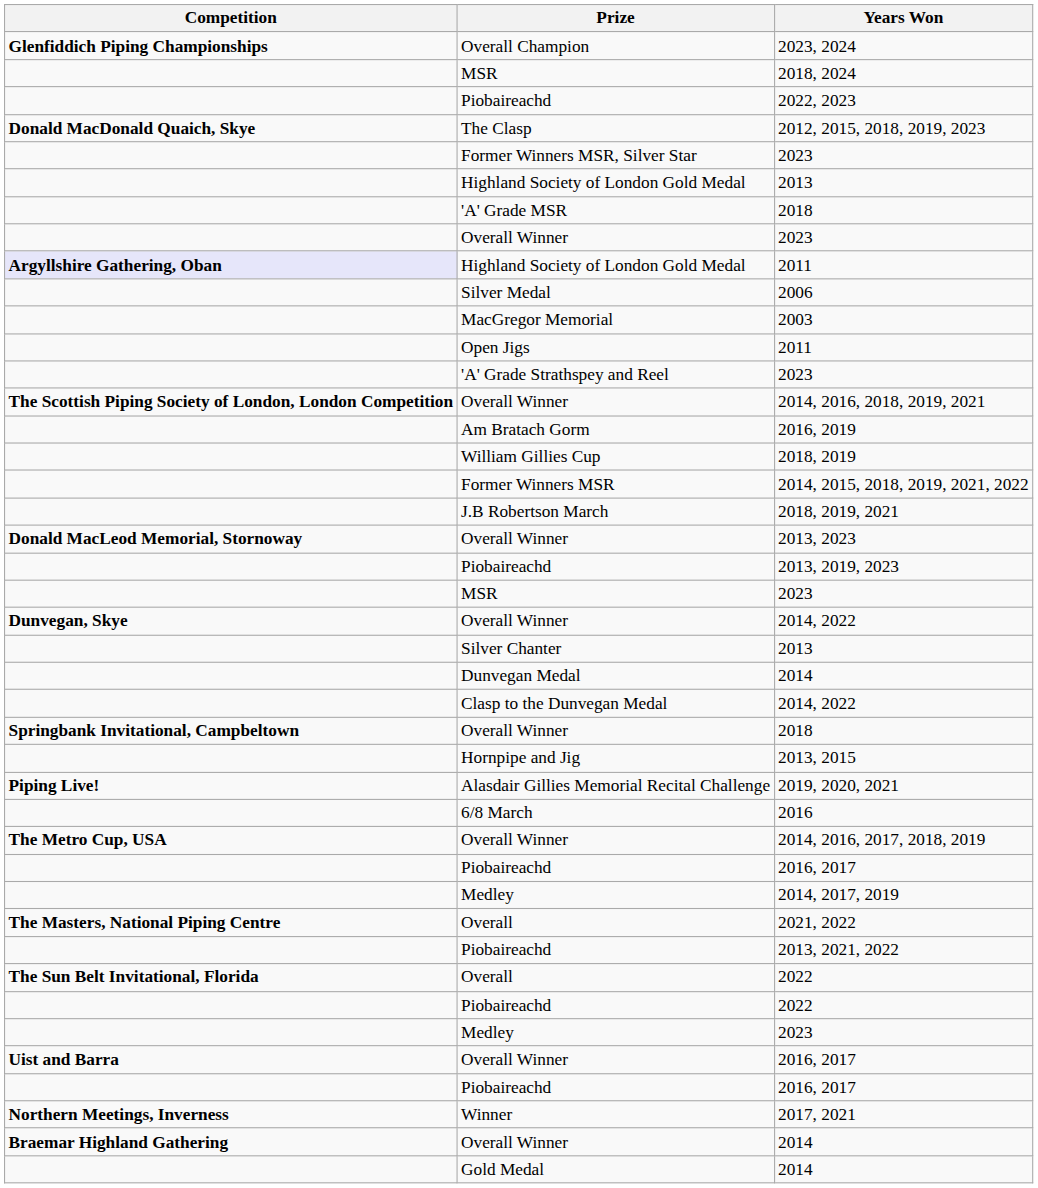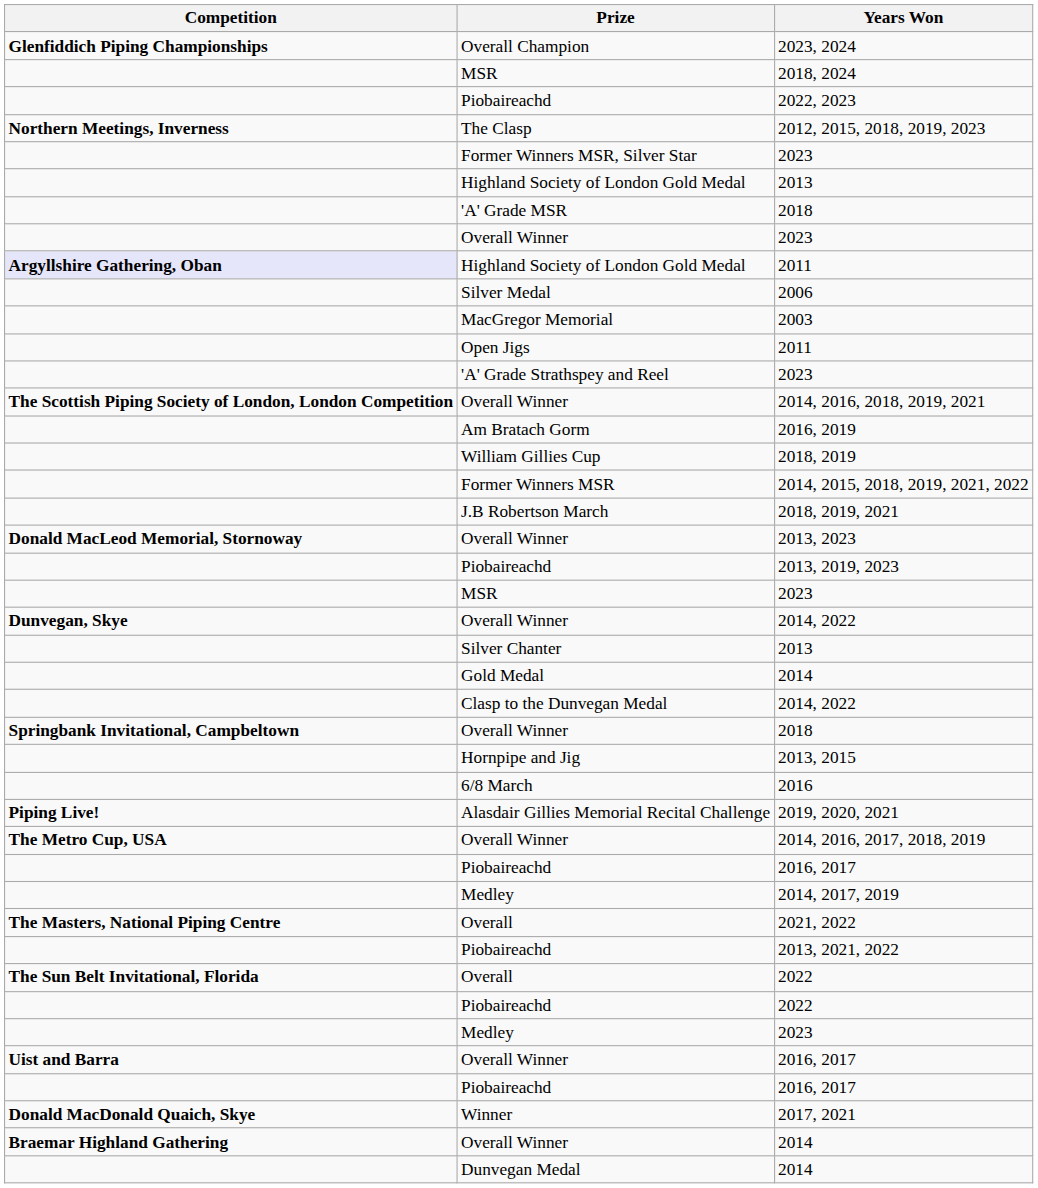(132, 127) Donald MacDonald Quaich, Skye -> (119, 127) Northern Meetings, Inverness
rows swapped: (521, 675) <-> (503, 1169)
rows swapped: (497, 812) <-> (616, 785)
(119, 1114) Northern Meetings, Inverness -> (132, 1114) Donald MacDonald Quaich, Skye
